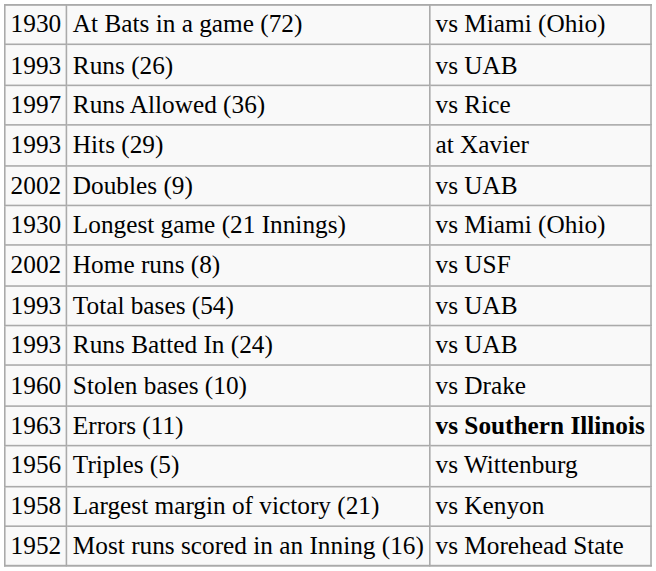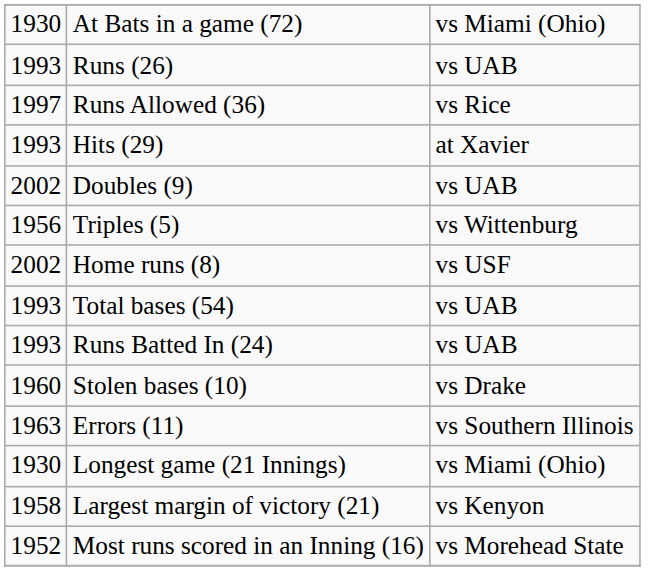rows swapped: (126, 465) <-> (209, 225)
(540, 425) bold -> (535, 425) normal
